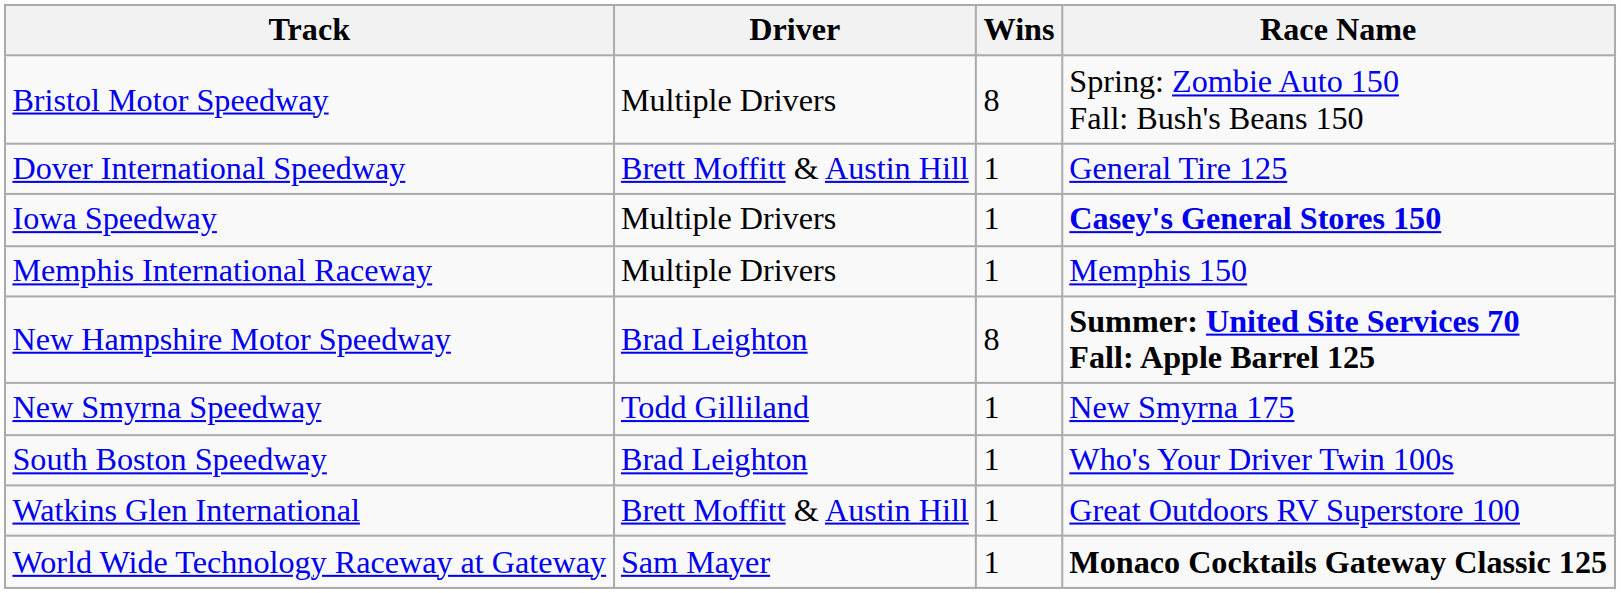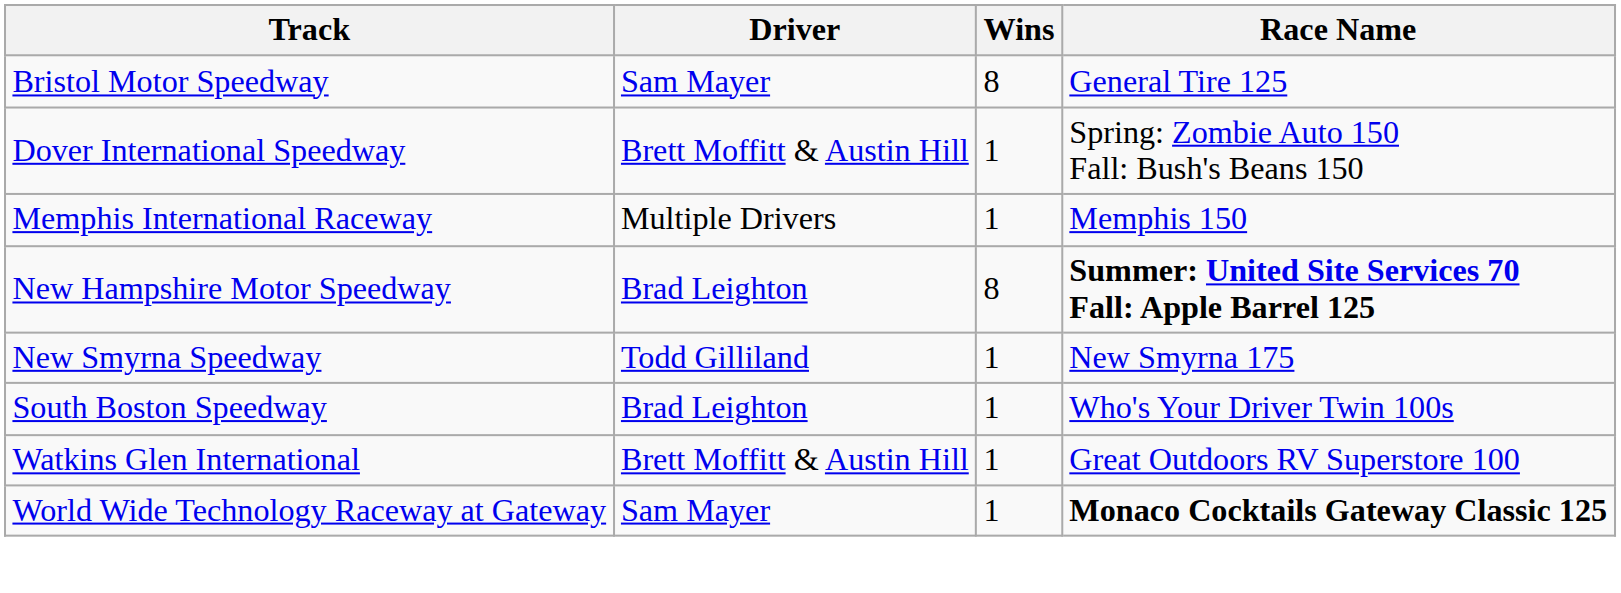(729, 99) Multiple Drivers -> (696, 81) Sam Mayer
(1234, 99) Spring: Zombie Auto 150 Fall: Bush's Beans 150 -> (1178, 81) General Tire 125
(1178, 168) General Tire 125 -> (1234, 150) Spring: Zombie Auto 150 Fall: Bush's Beans 150
- row: (115, 219)
